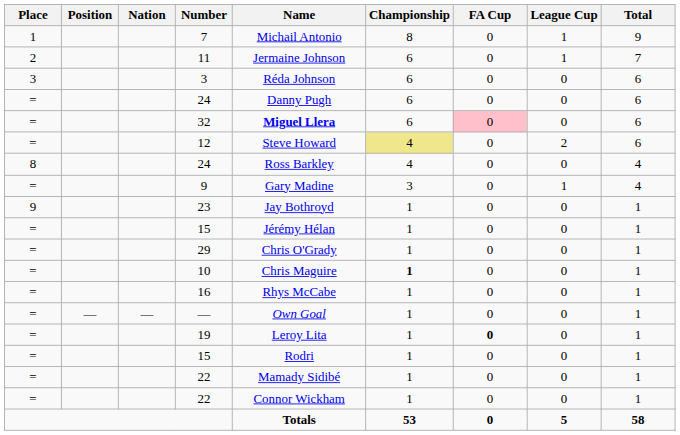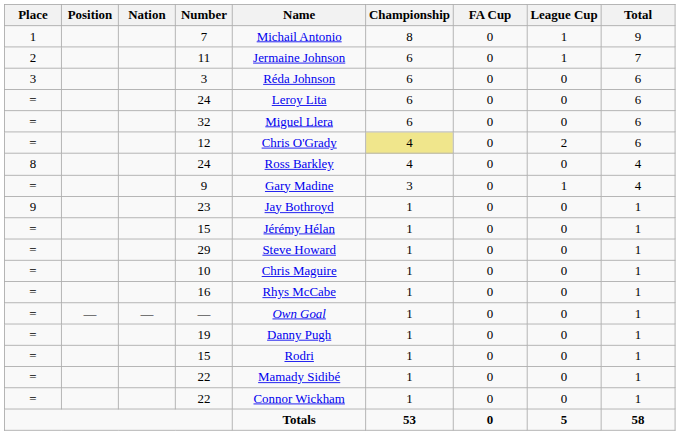(299, 100) Danny Pugh -> (299, 100) Leroy Lita
(299, 121) bold -> (299, 121) normal
(490, 121) pink background -> (490, 121) no background
(299, 143) Steve Howard -> (299, 143) Chris O'Grady
(299, 249) Chris O'Grady -> (299, 249) Steve Howard
(409, 270) bold -> (409, 270) normal
(299, 334) Leroy Lita -> (299, 334) Danny Pugh
(490, 334) bold -> (490, 334) normal
